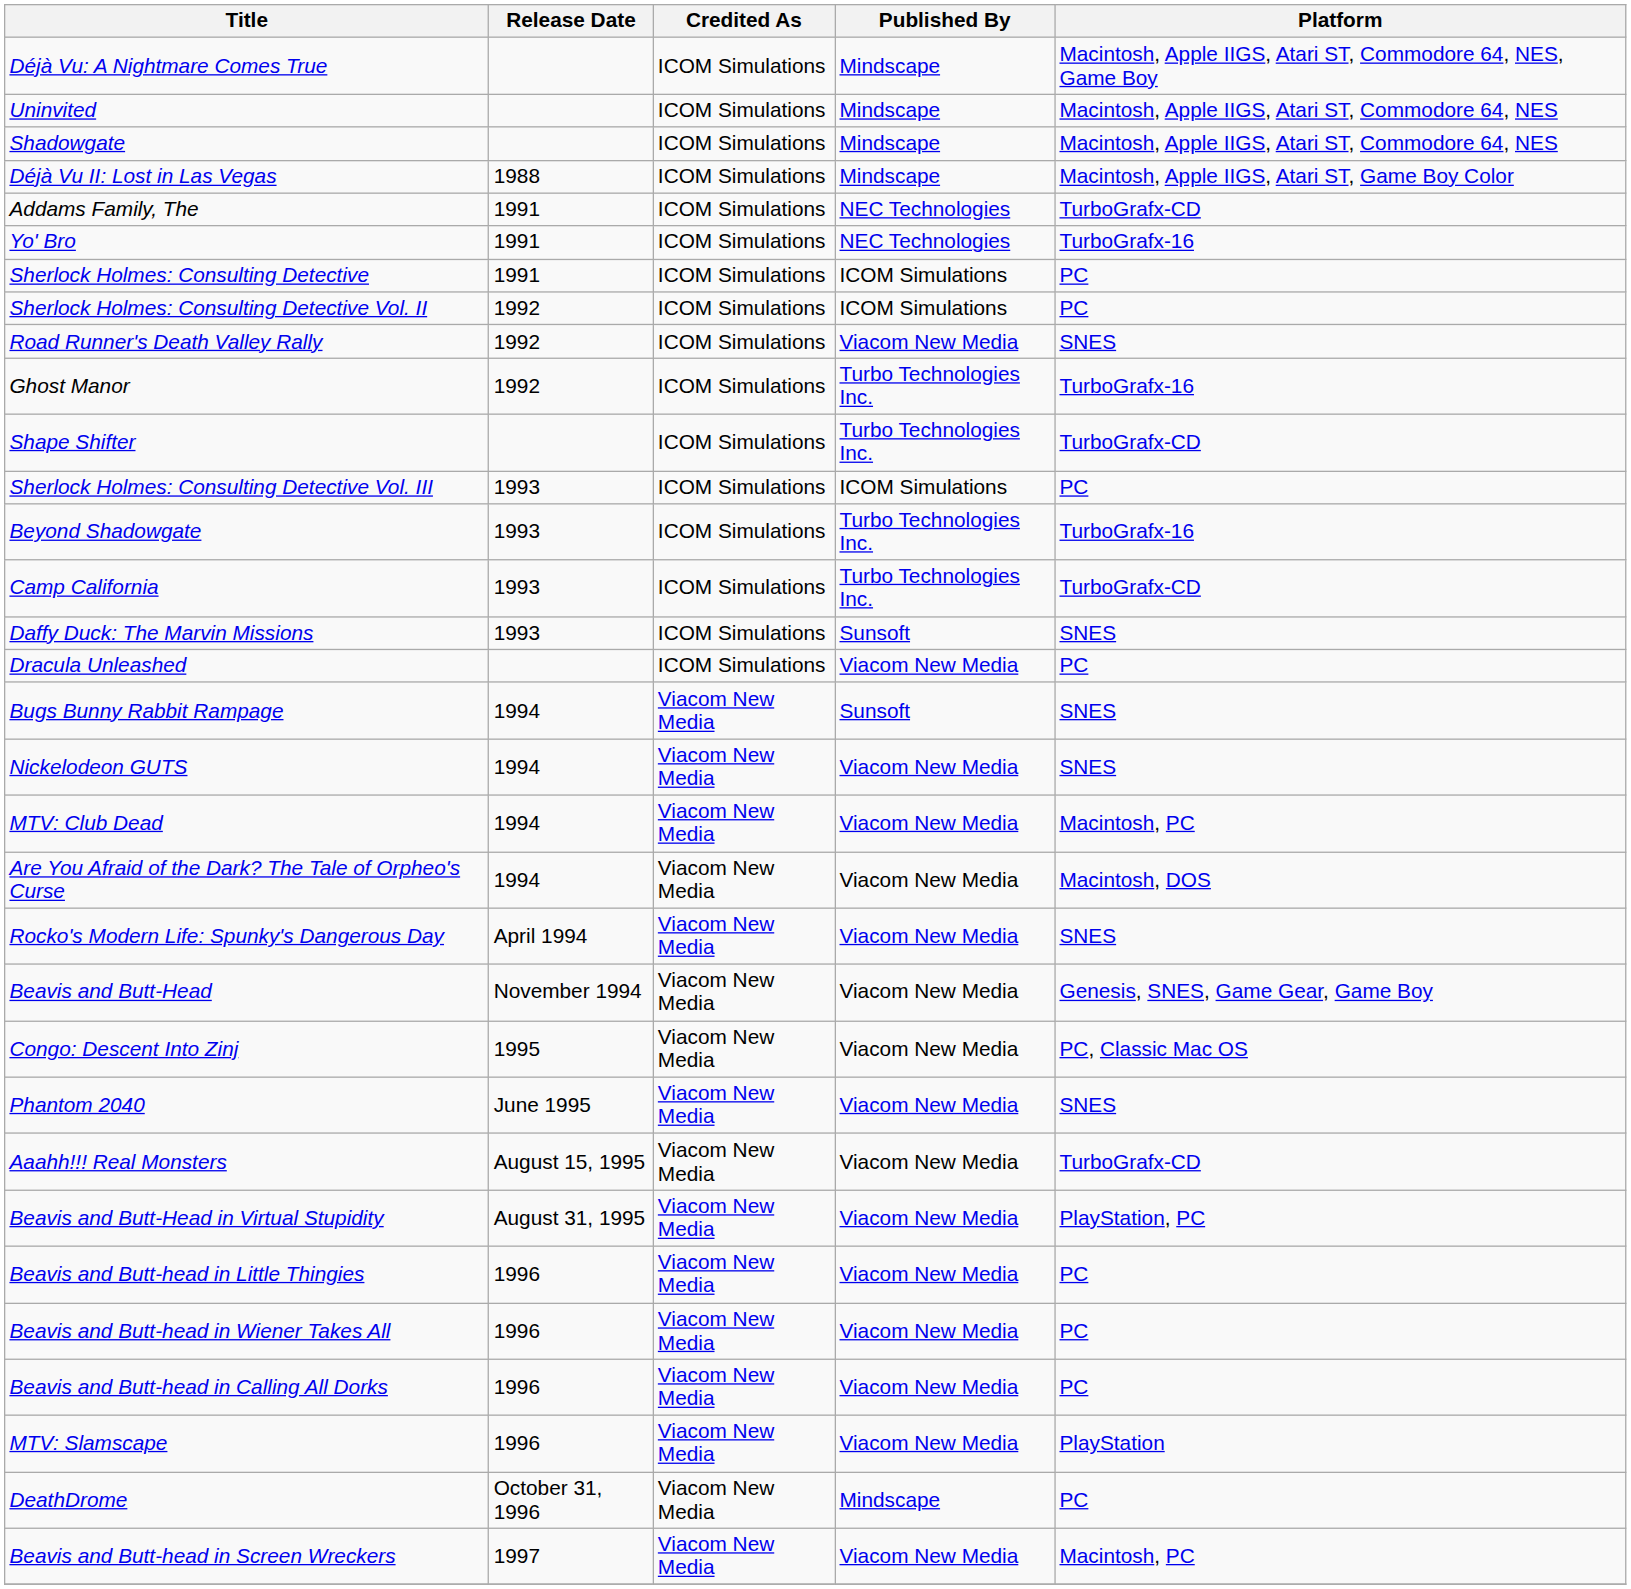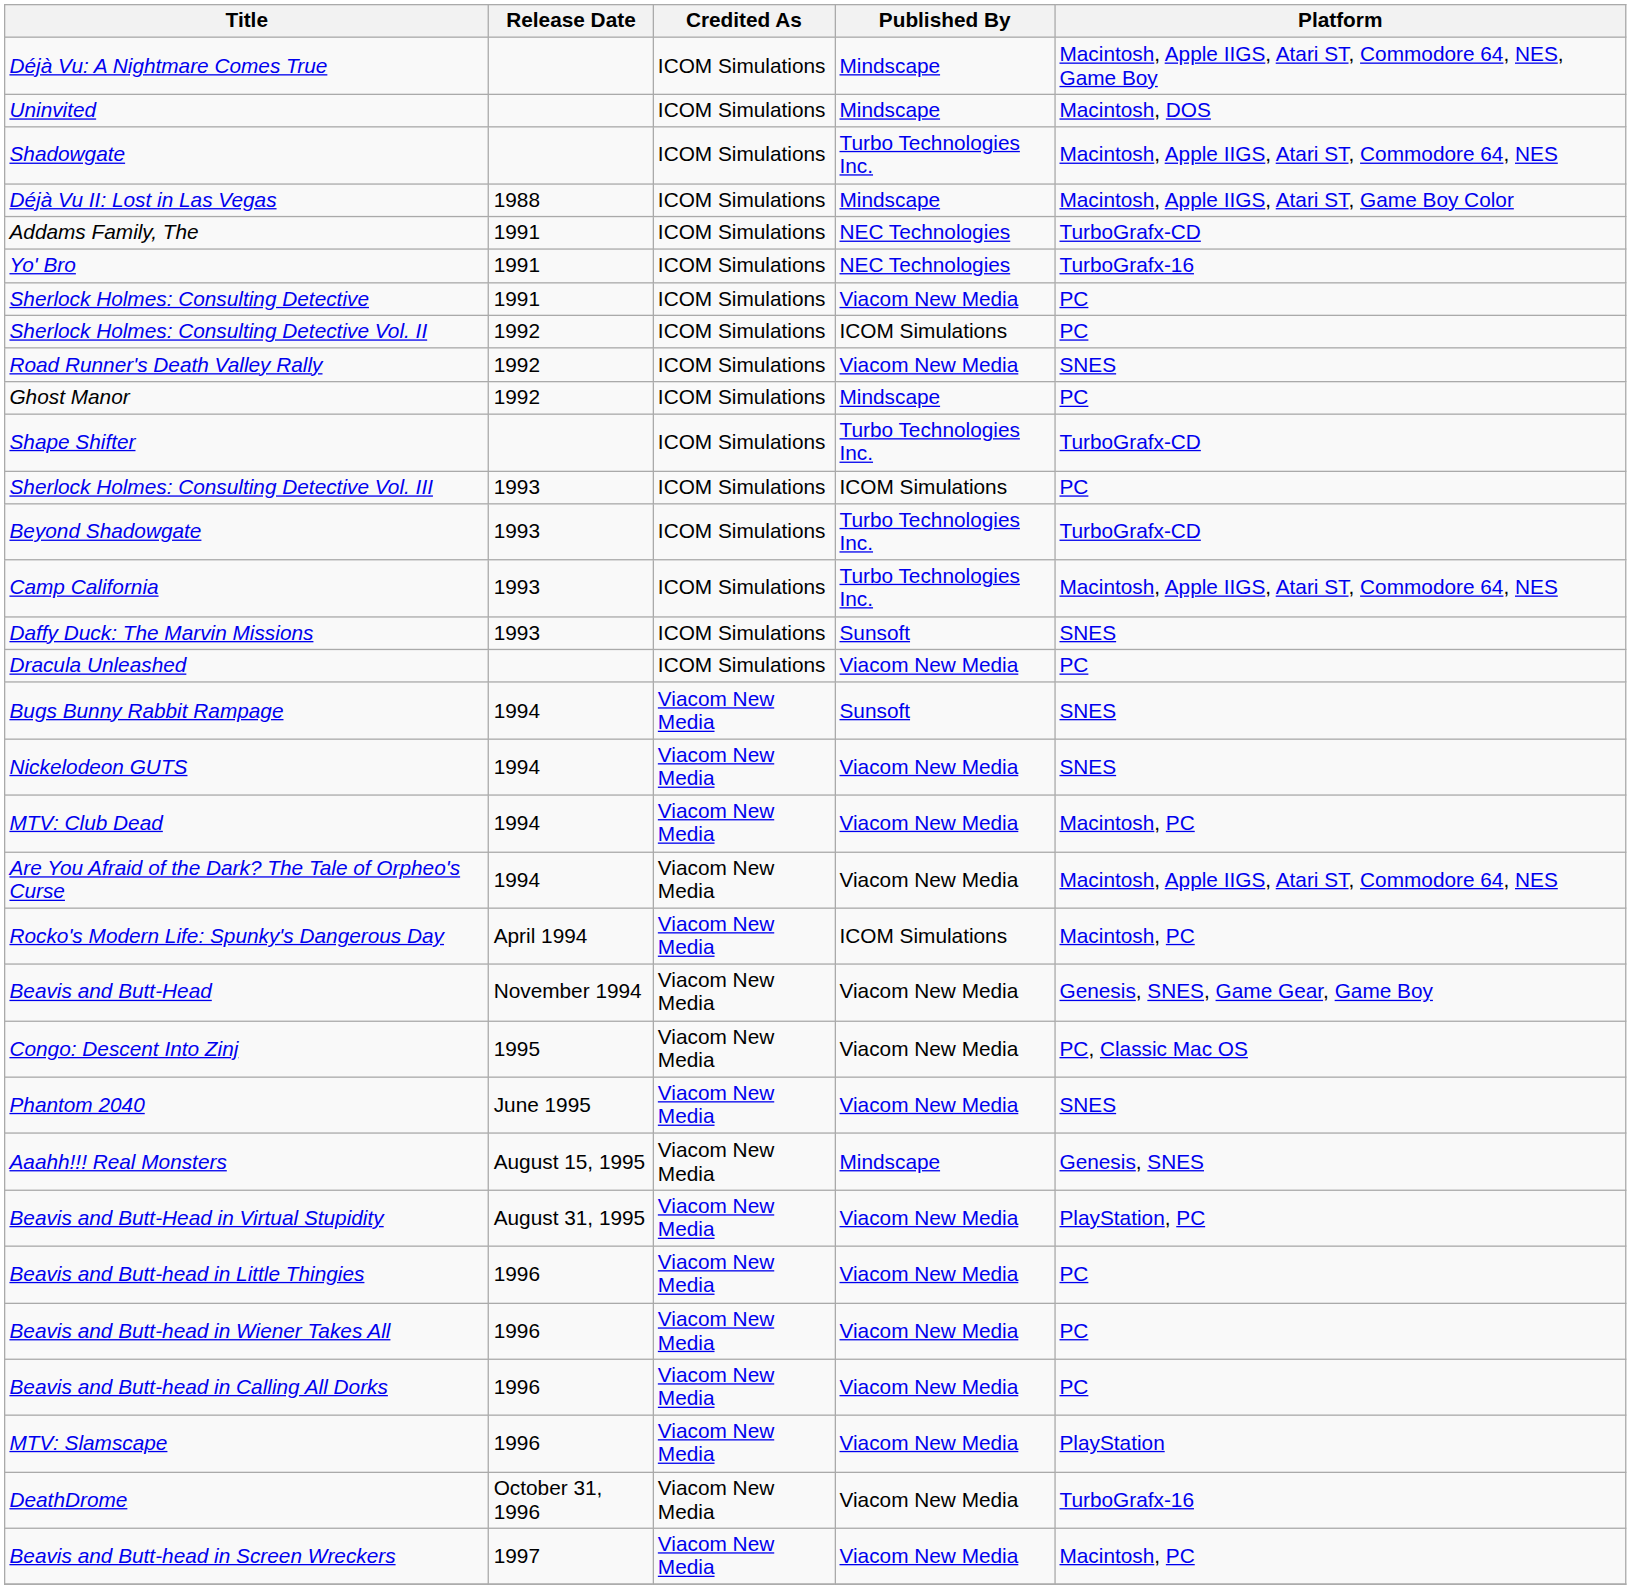(1309, 110) Macintosh, Apple IIGS, Atari ST, Commodore 64, NES -> (1135, 110) Macintosh, DOS
(890, 143) Mindscape -> (930, 155) Turbo Technologies Inc.
(923, 275) ICOM Simulations -> (929, 298) Viacom New Media
(930, 385) Turbo Technologies Inc. -> (890, 397) Mindscape
(1127, 385) TurboGrafx-16 -> (1074, 397) PC
(1127, 531) TurboGrafx-16 -> (1130, 531) TurboGrafx-CD
(1130, 588) TurboGrafx-CD -> (1309, 588) Macintosh, Apple IIGS, Atari ST, Commodore 64, NES
(1135, 879) Macintosh, DOS -> (1309, 879) Macintosh, Apple IIGS, Atari ST, Commodore 64, NES
(929, 936) Viacom New Media -> (923, 936) ICOM Simulations
(1088, 936) SNES -> (1127, 936) Macintosh, PC
(929, 1161) Viacom New Media -> (890, 1161) Mindscape
(1130, 1161) TurboGrafx-CD -> (1132, 1161) Genesis, SNES
(890, 1499) Mindscape -> (929, 1499) Viacom New Media
(1074, 1499) PC -> (1127, 1499) TurboGrafx-16
